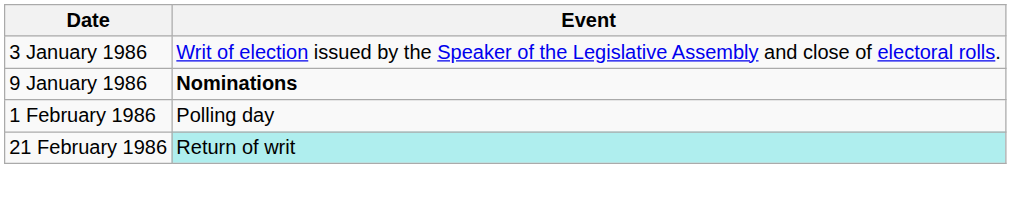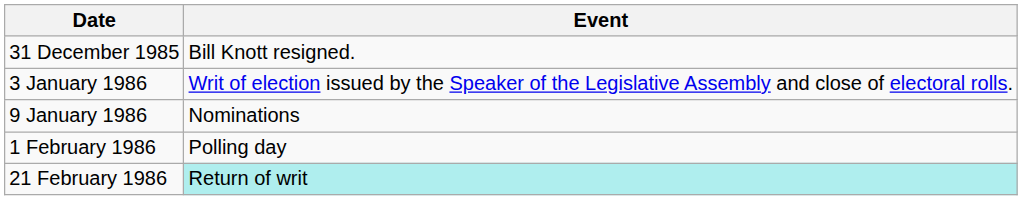+ row: (94, 52)
(237, 83) bold -> (244, 115) normal
